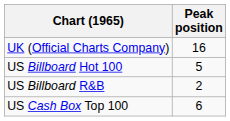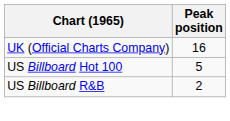- row: (68, 106)
